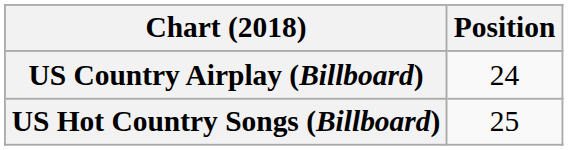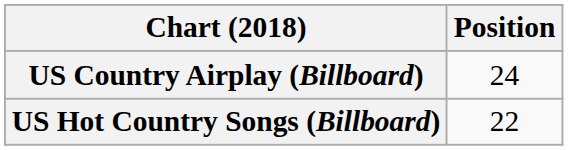(505, 121) 25 -> (505, 121) 22
